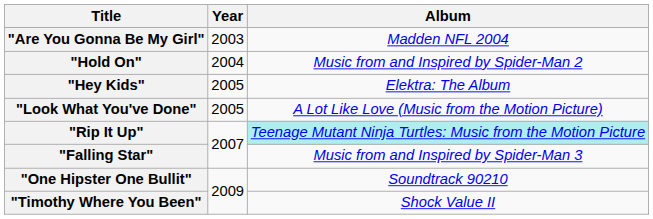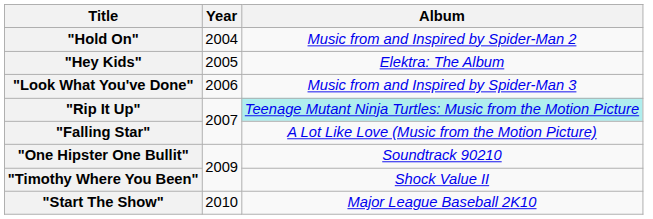- row: (106, 39)
(228, 109) 2005 -> (222, 86) 2006
(448, 109) A Lot Like Love (Music from the Motion Picture) -> (442, 86) Music from and Inspired by Spider-Man 3
(448, 156) Music from and Inspired by Spider-Man 3 -> (442, 132) A Lot Like Love (Music from the Motion Picture)
+ row: (103, 202)
